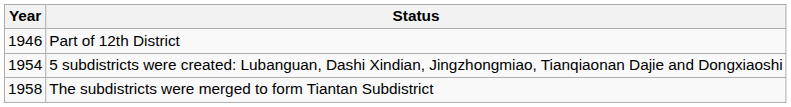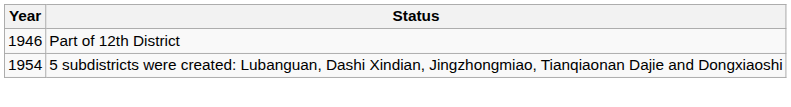- row: (241, 89)
